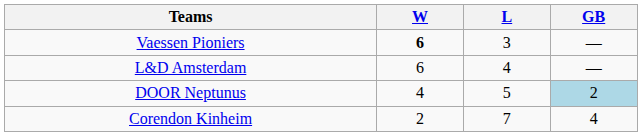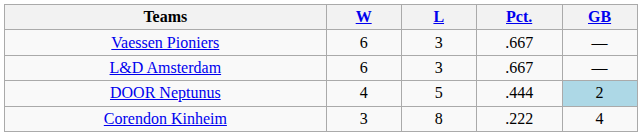+ column: (519, 17)
(420, 42) bold -> (364, 42) normal
(507, 67) 4 -> (439, 67) 3
(420, 118) 2 -> (364, 118) 3
(507, 118) 7 -> (439, 118) 8
